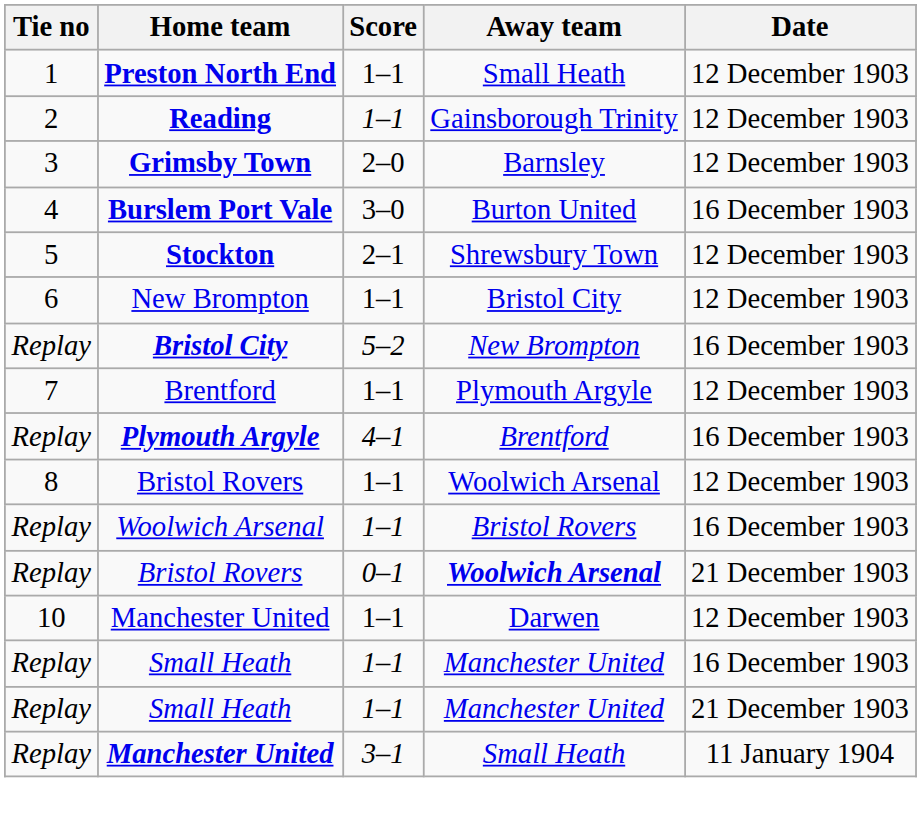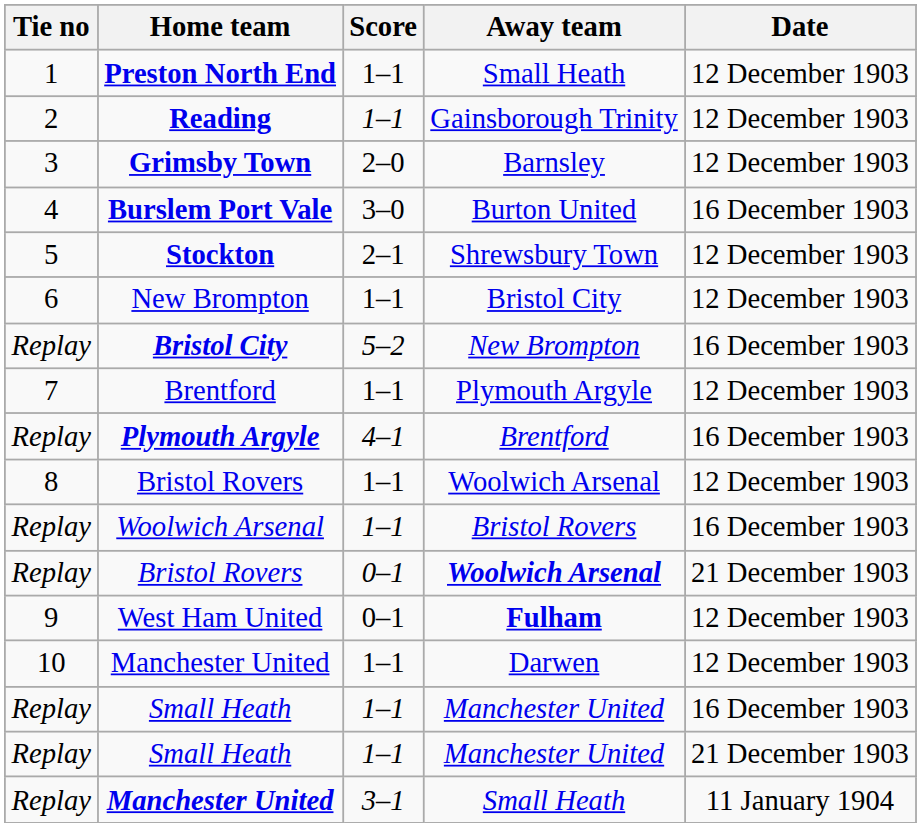+ row: (51, 617)
